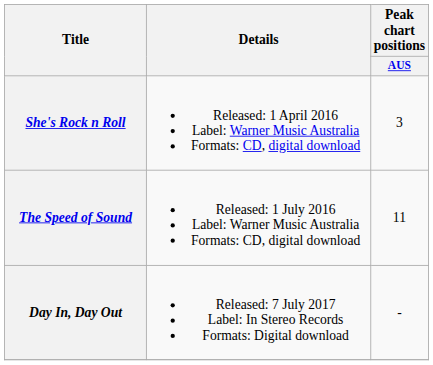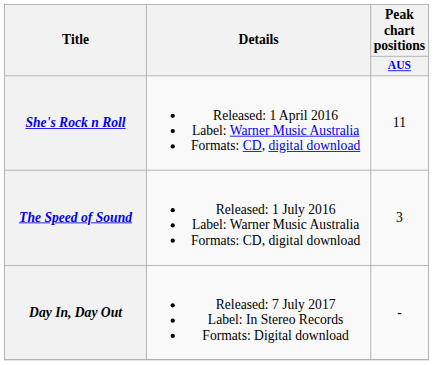(399, 123) 3 -> (399, 123) 11
(399, 217) 11 -> (399, 217) 3
